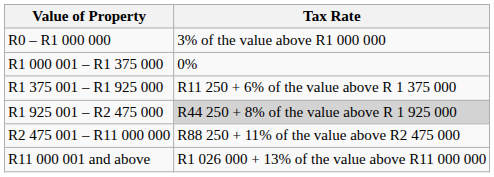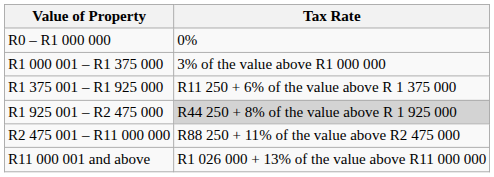(281, 40) 3% of the value above R1 000 000 -> (187, 40) 0%
(187, 64) 0% -> (281, 64) 3% of the value above R1 000 000
